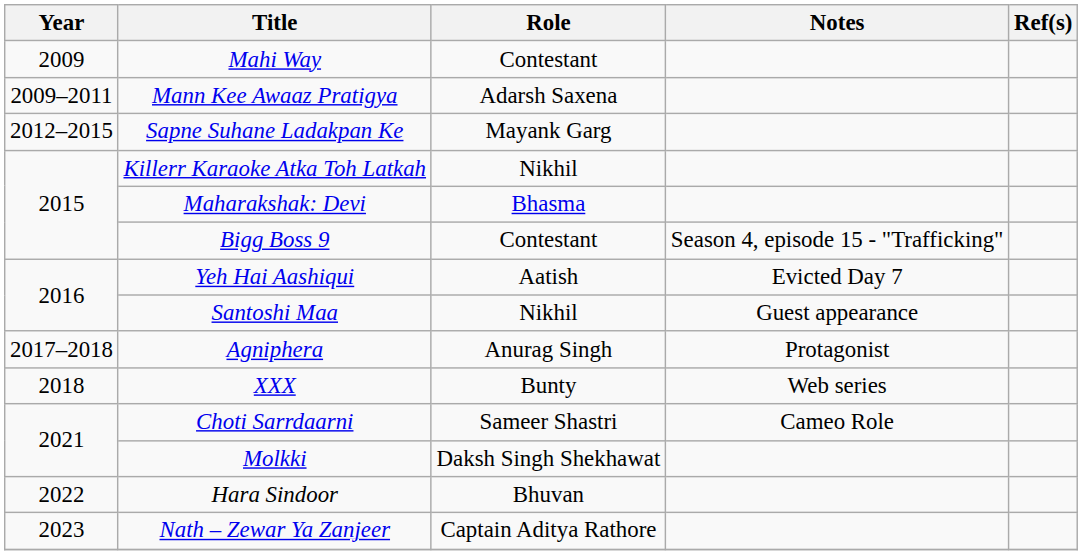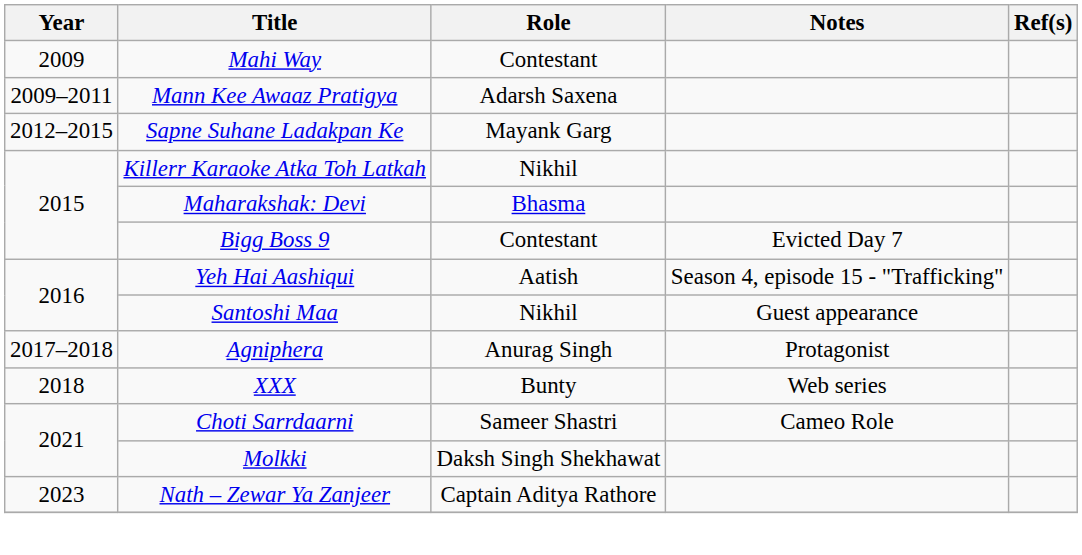(837, 240) Season 4, episode 15 - "Trafficking" -> (837, 240) Evicted Day 7
(837, 276) Evicted Day 7 -> (837, 276) Season 4, episode 15 - "Trafficking"
- row: (275, 494)
